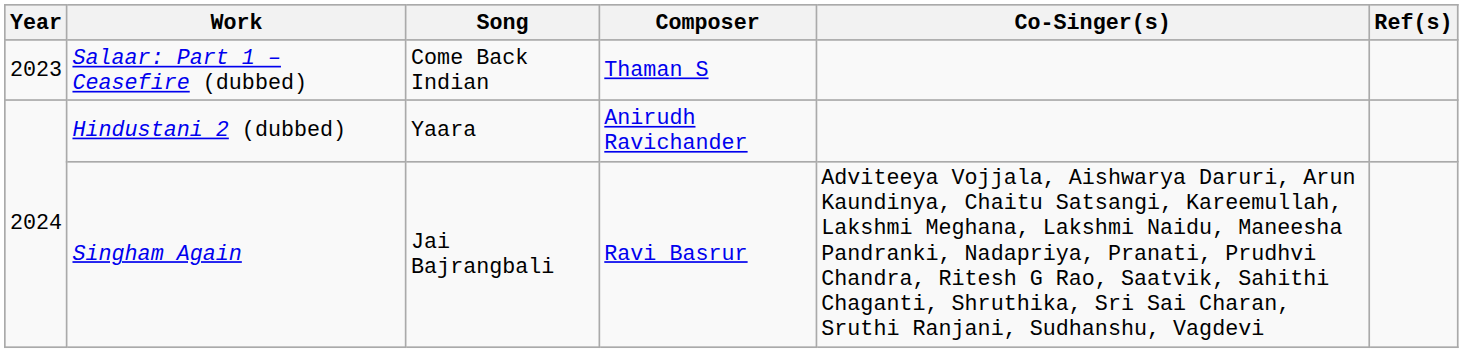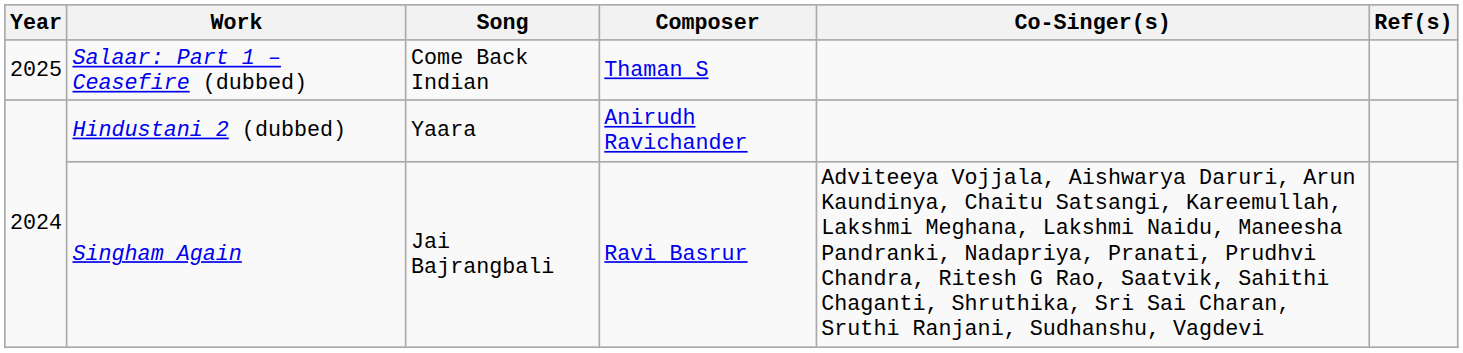(36, 70) 2023 -> (36, 70) 2025
